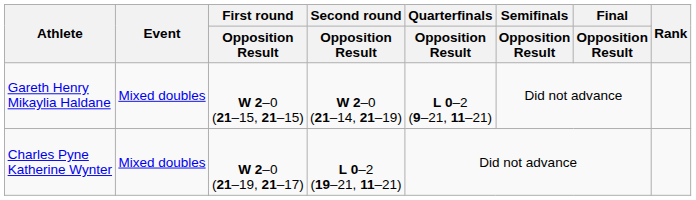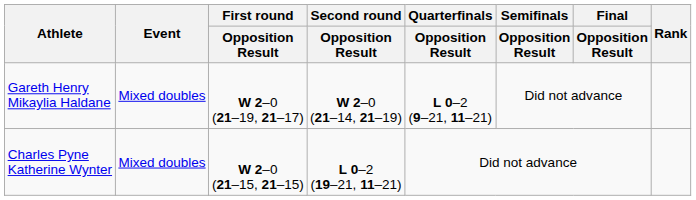(258, 111) W 2–0 (21–15, 21–15) -> (258, 111) W 2–0 (21–19, 21–17)
(258, 177) W 2–0 (21–19, 21–17) -> (258, 177) W 2–0 (21–15, 21–15)
